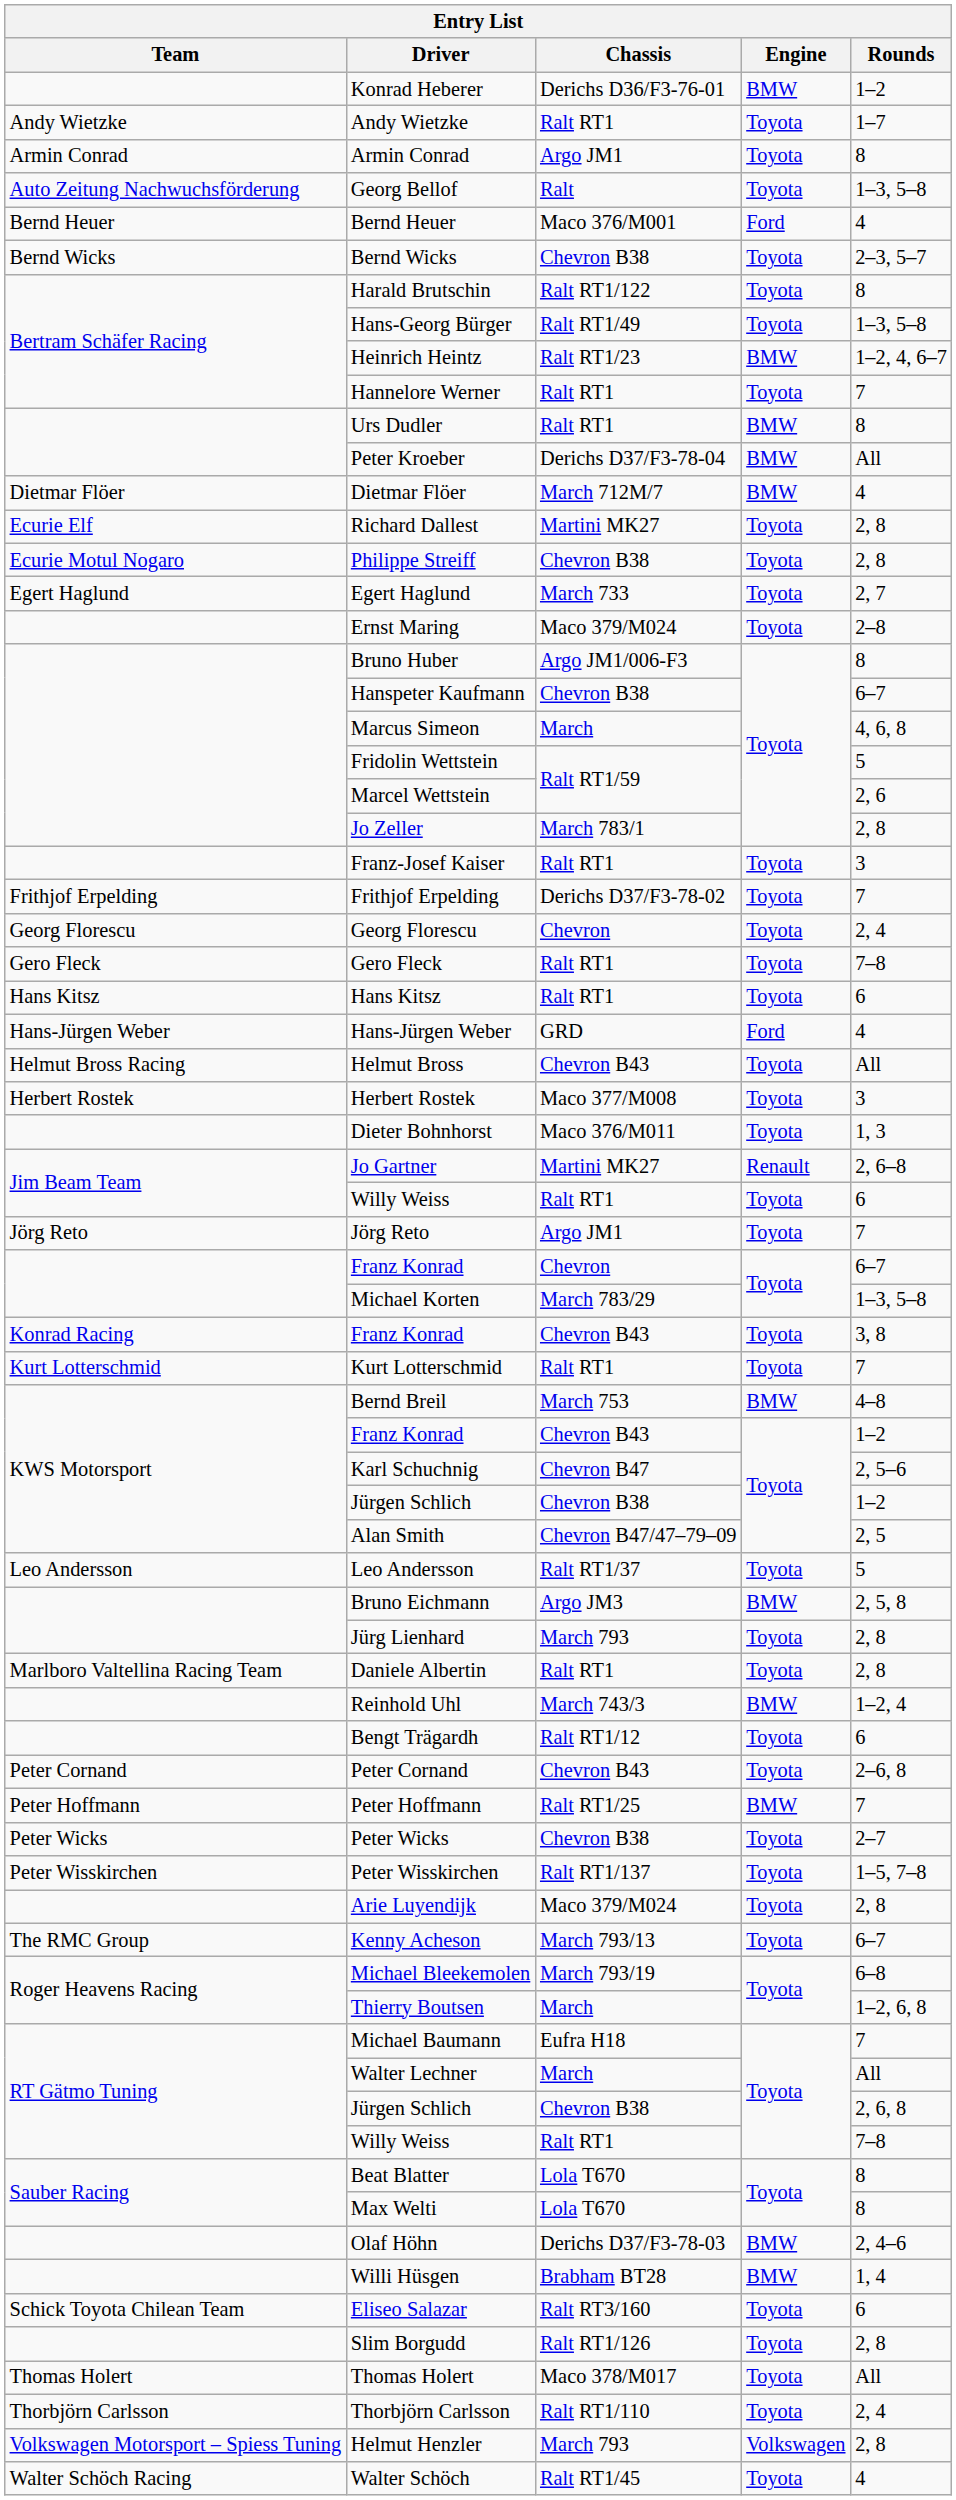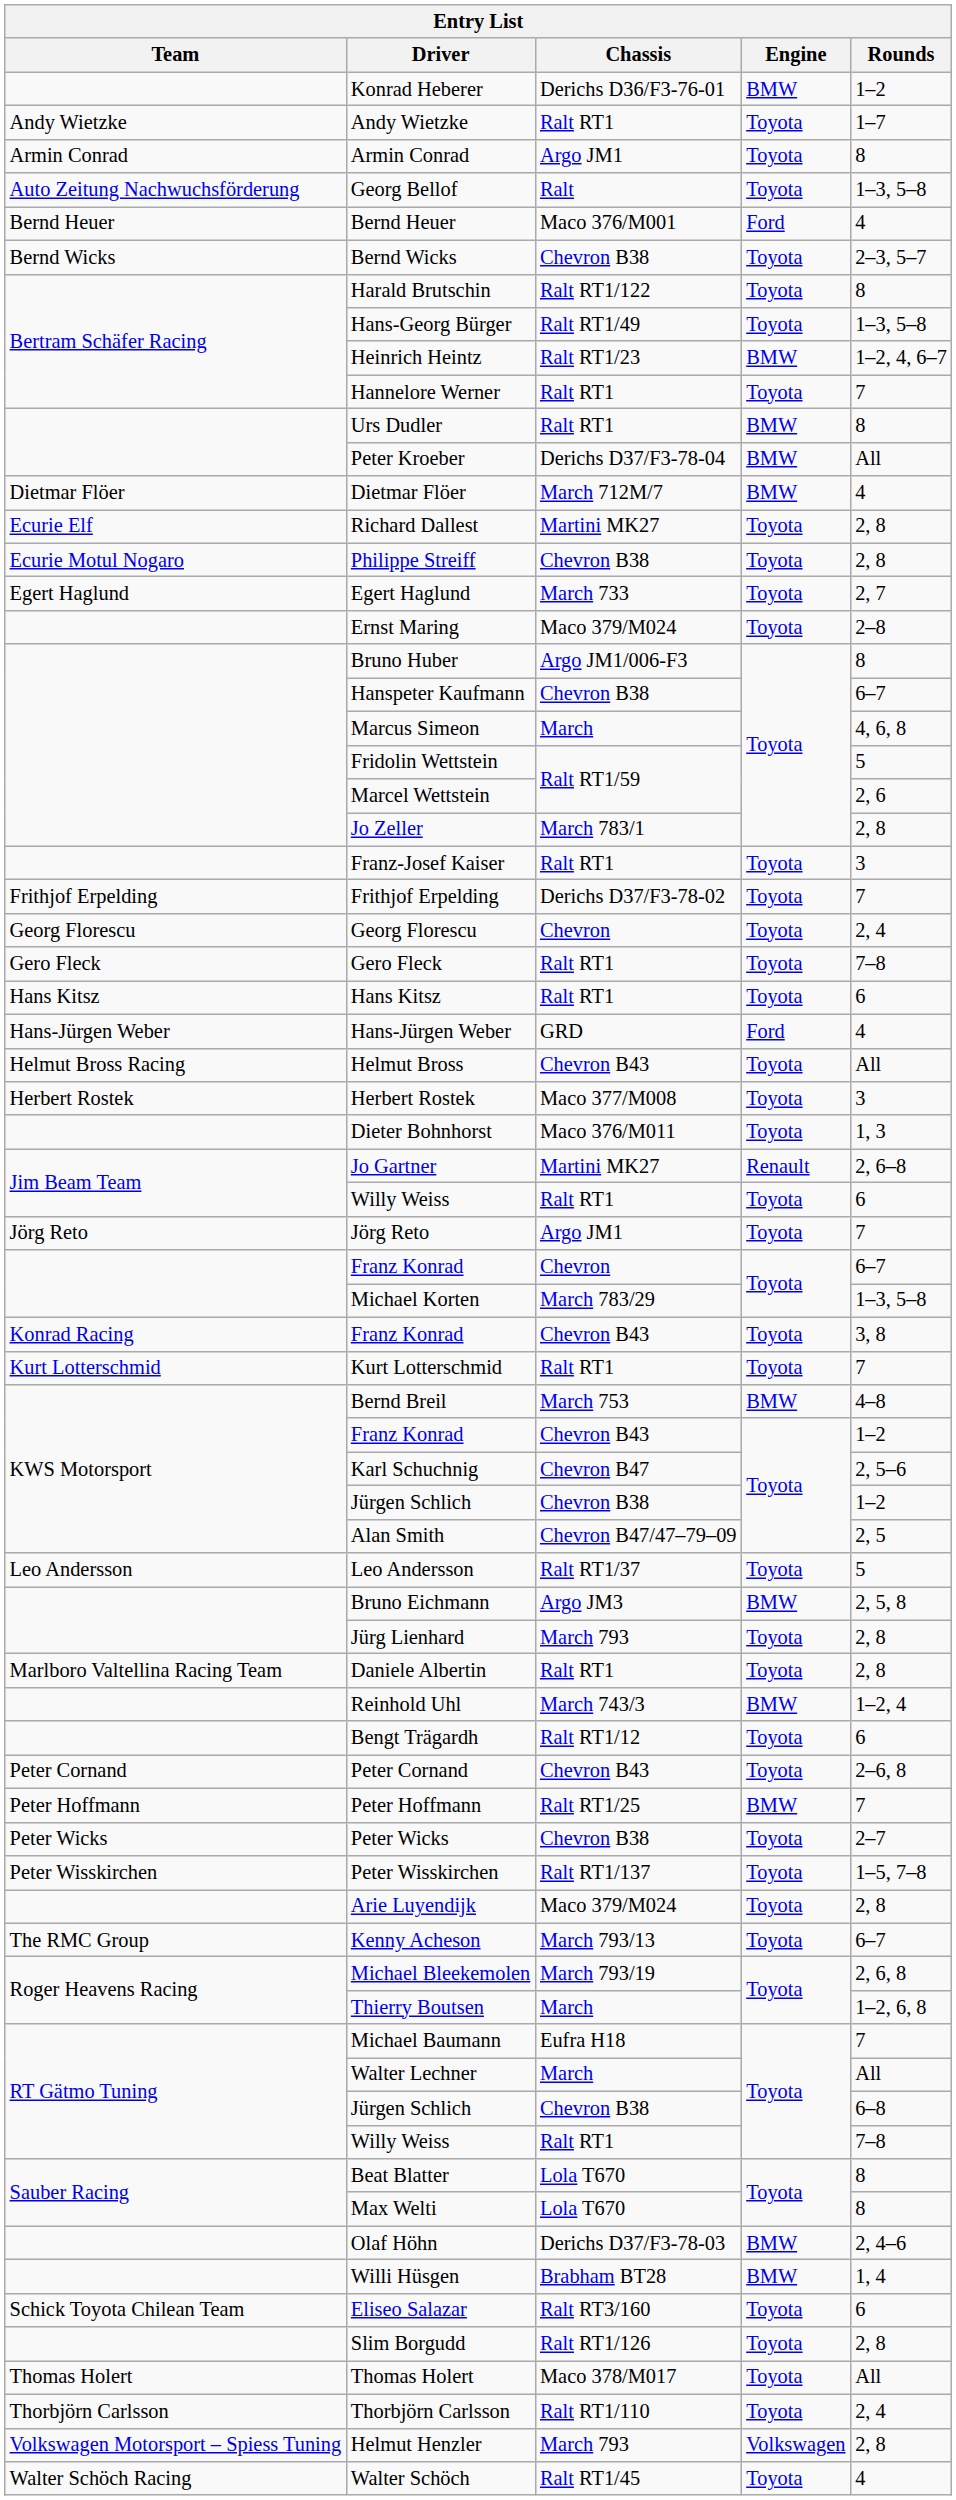(870, 1972) 6–8 -> (881, 1972) 2, 6, 8
(881, 2107) 2, 6, 8 -> (870, 2107) 6–8
